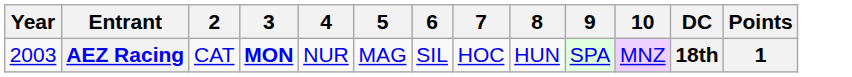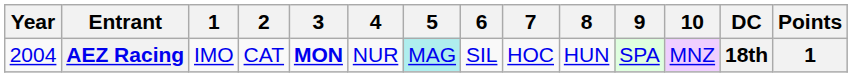+ column: (214, 22)
(33, 55) 2003 -> (33, 55) 2004
(383, 55) no background -> (432, 55) paleturquoise background
